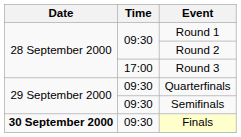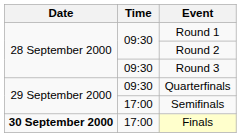(138, 68) 17:00 -> (138, 68) 09:30
(138, 104) 09:30 -> (138, 104) 17:00
(138, 123) 09:30 -> (138, 123) 17:00
